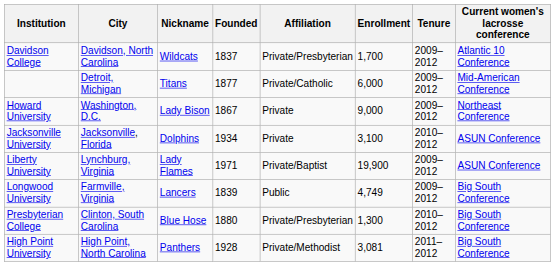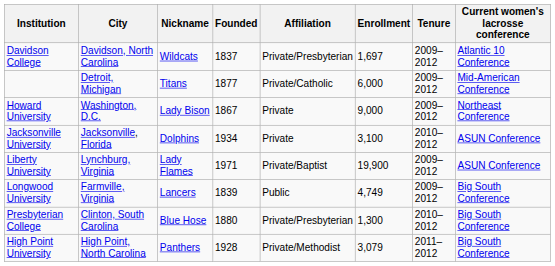(370, 56) 1,700 -> (370, 56) 1,697
(370, 248) 3,081 -> (370, 248) 3,079
